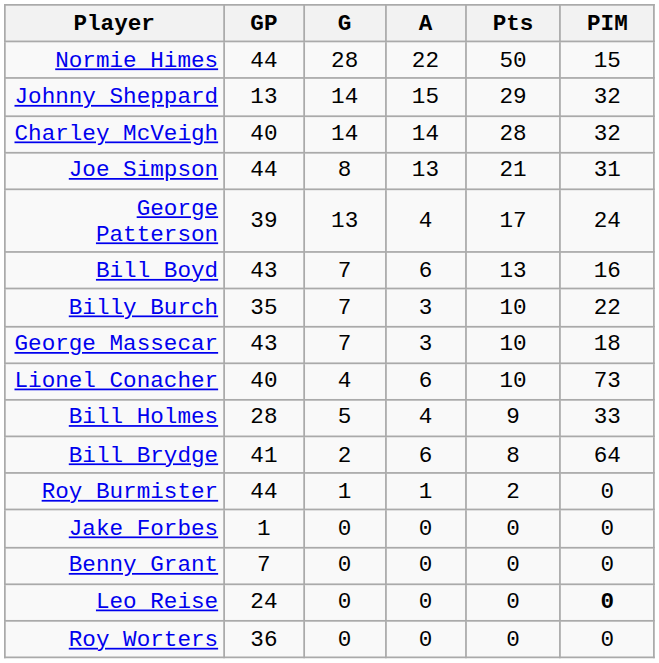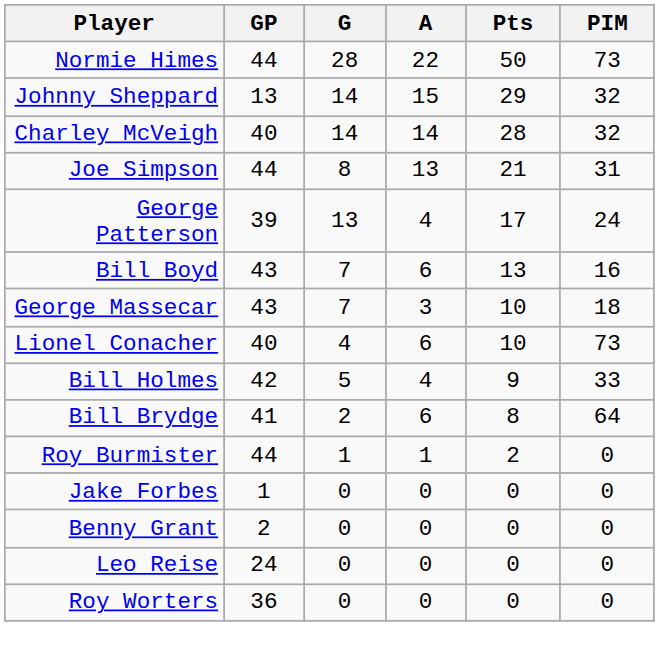(607, 60) 15 -> (607, 60) 73
- row: (143, 307)
(264, 418) 28 -> (264, 381) 42
(264, 566) 7 -> (264, 529) 2
(607, 602) bold -> (607, 566) normal
